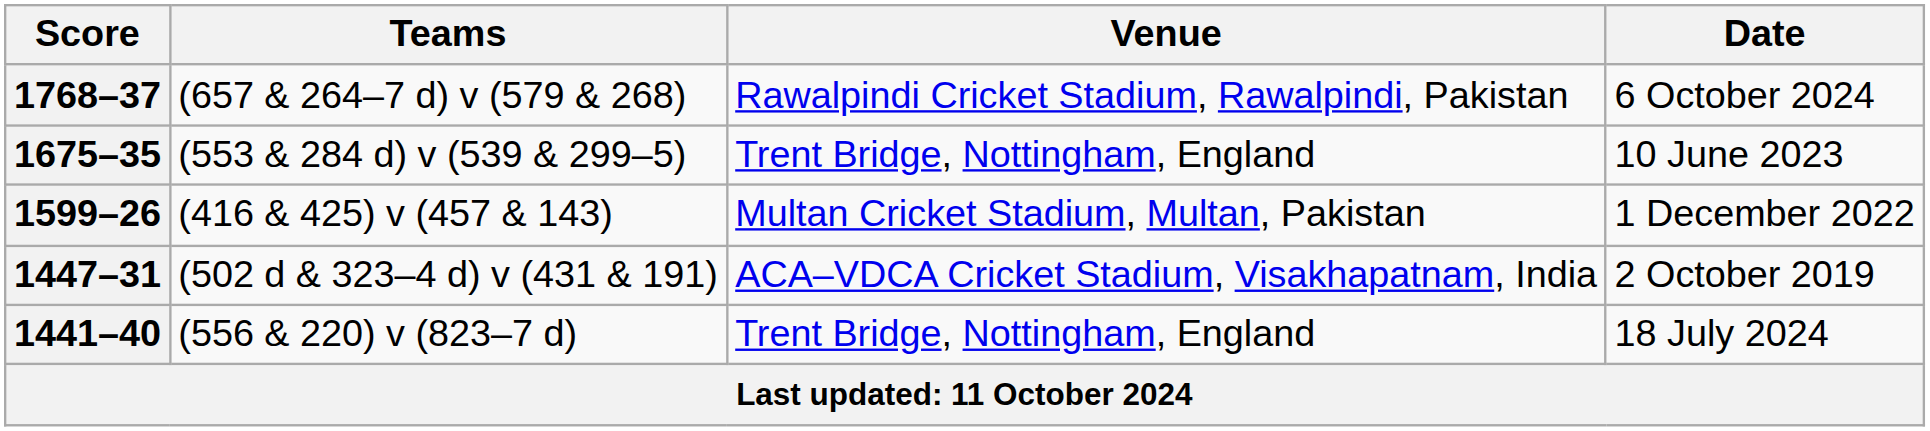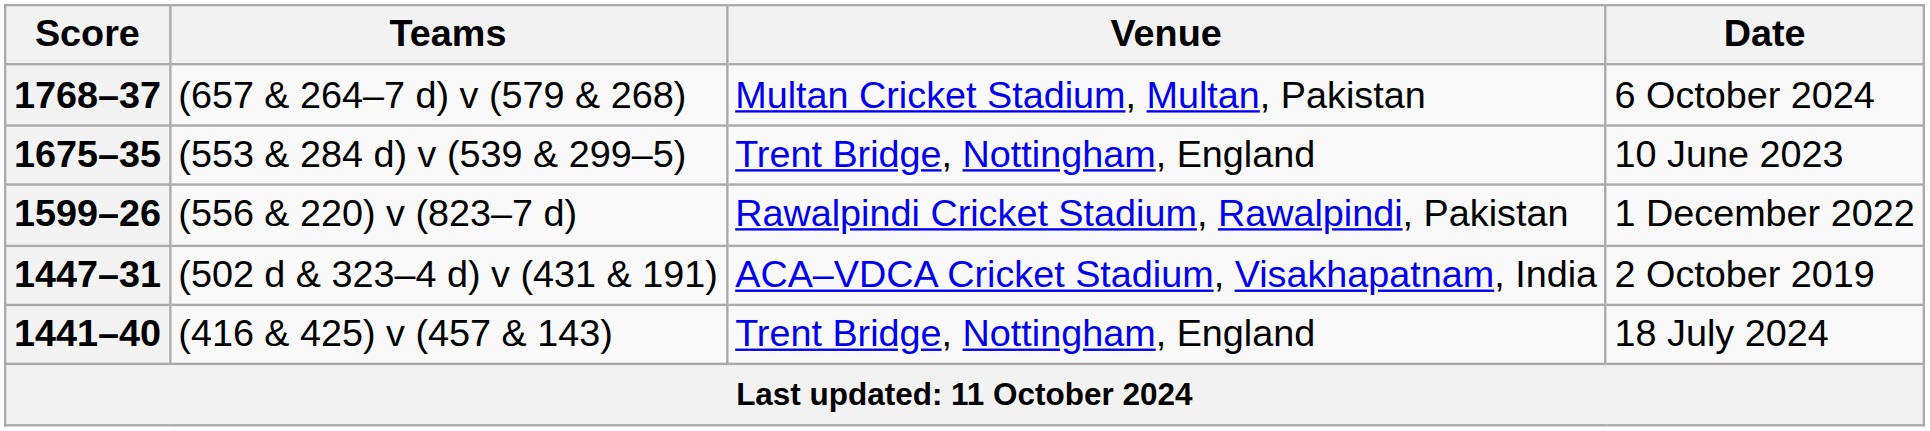(1152, 94) Rawalpindi Cricket Stadium, Rawalpindi, Pakistan -> (1080, 94) Multan Cricket Stadium, Multan, Pakistan
(396, 214) (416 & 425) v (457 & 143) -> (378, 214) (556 & 220) v (823–7 d)
(1080, 214) Multan Cricket Stadium, Multan, Pakistan -> (1152, 214) Rawalpindi Cricket Stadium, Rawalpindi, Pakistan
(378, 333) (556 & 220) v (823–7 d) -> (396, 333) (416 & 425) v (457 & 143)
